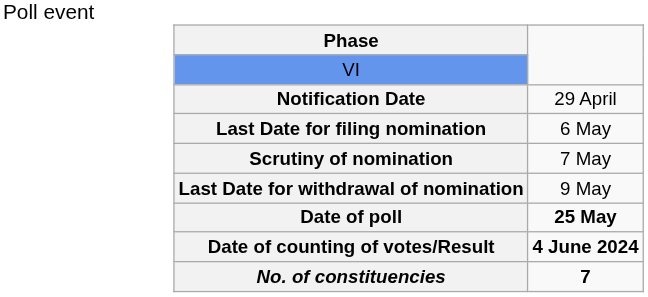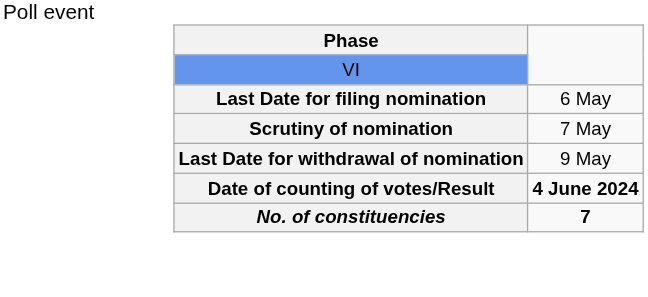- row: (351, 99)
- row: (351, 217)
